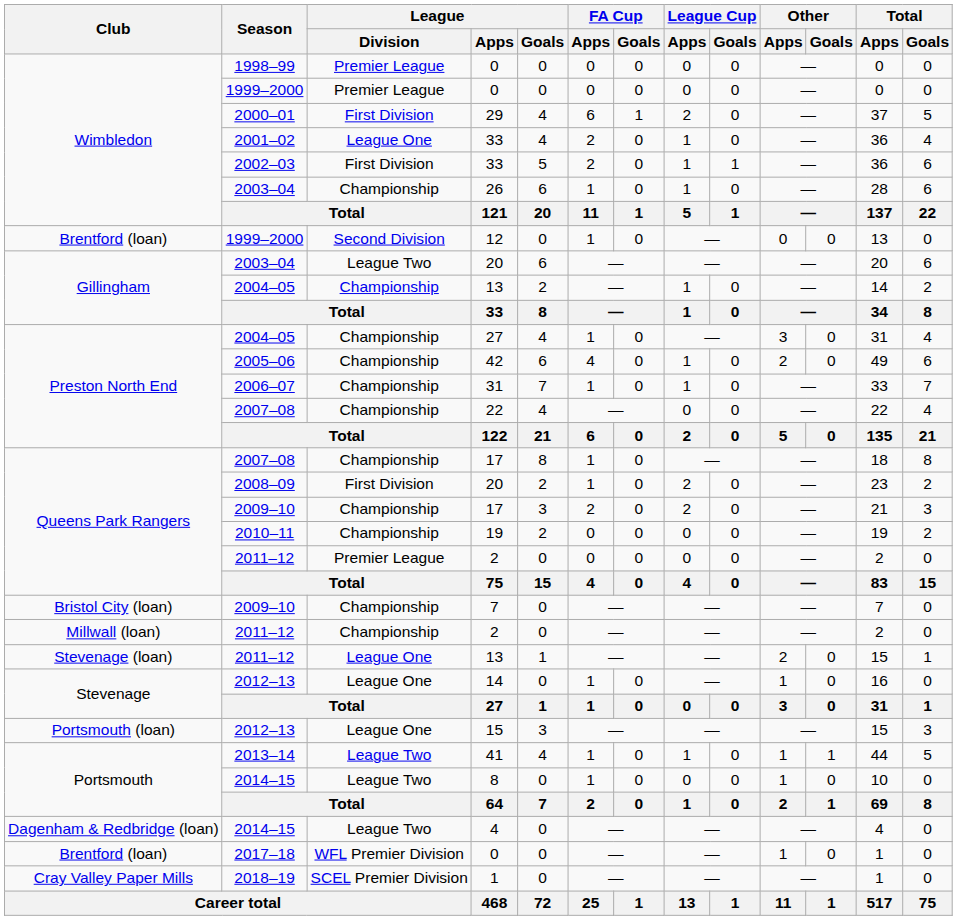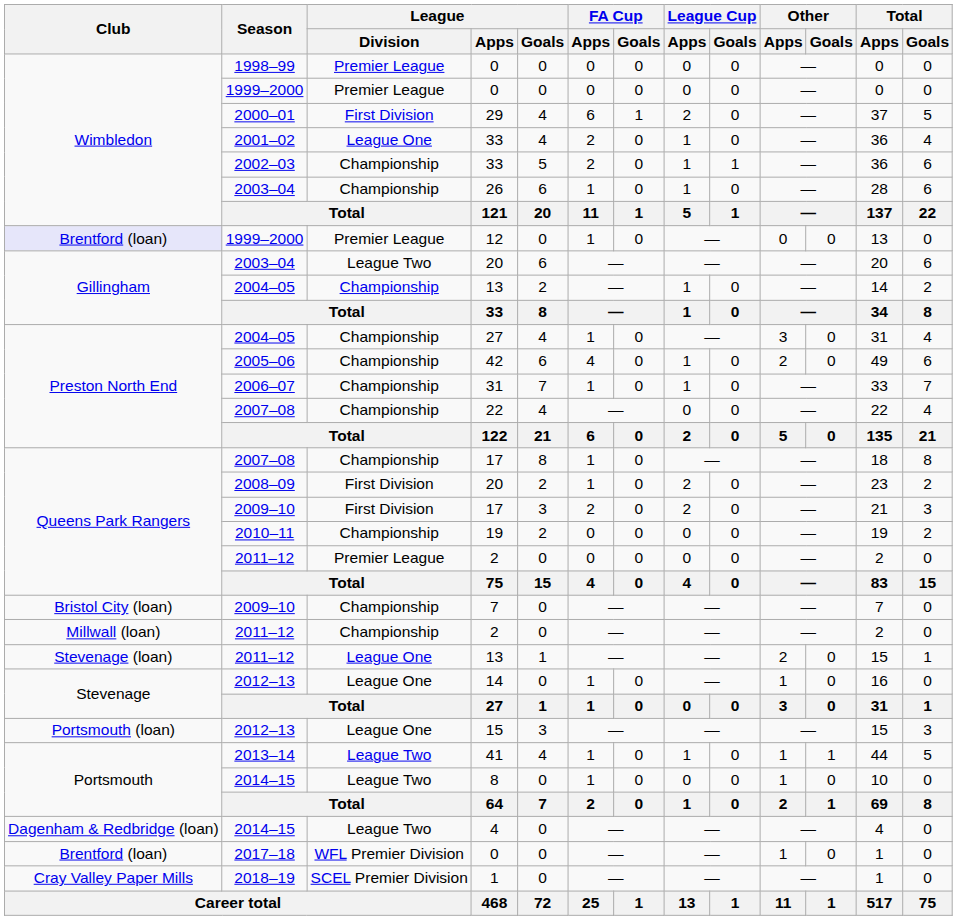(389, 164) First Division -> (389, 164) Championship
(113, 238) no background -> (113, 238) lavender background
(389, 238) Second Division -> (389, 238) Premier League
(389, 509) Championship -> (389, 509) First Division
